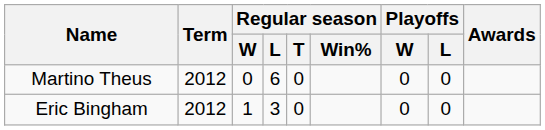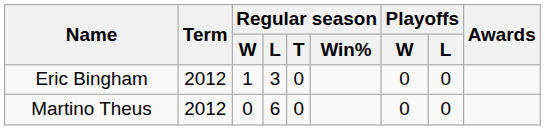rows swapped: (92, 79) <-> (92, 109)
